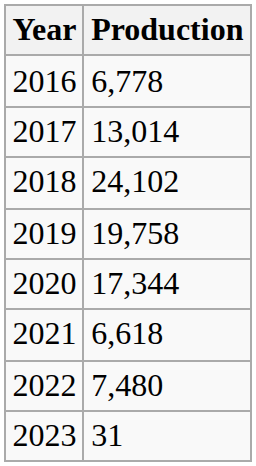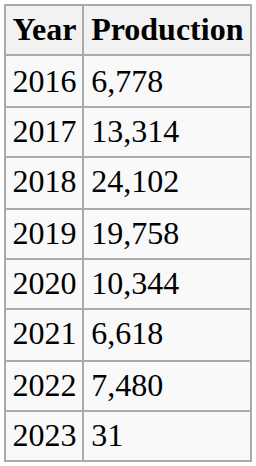(135, 131) 13,014 -> (135, 131) 13,314
(135, 283) 17,344 -> (135, 283) 10,344
